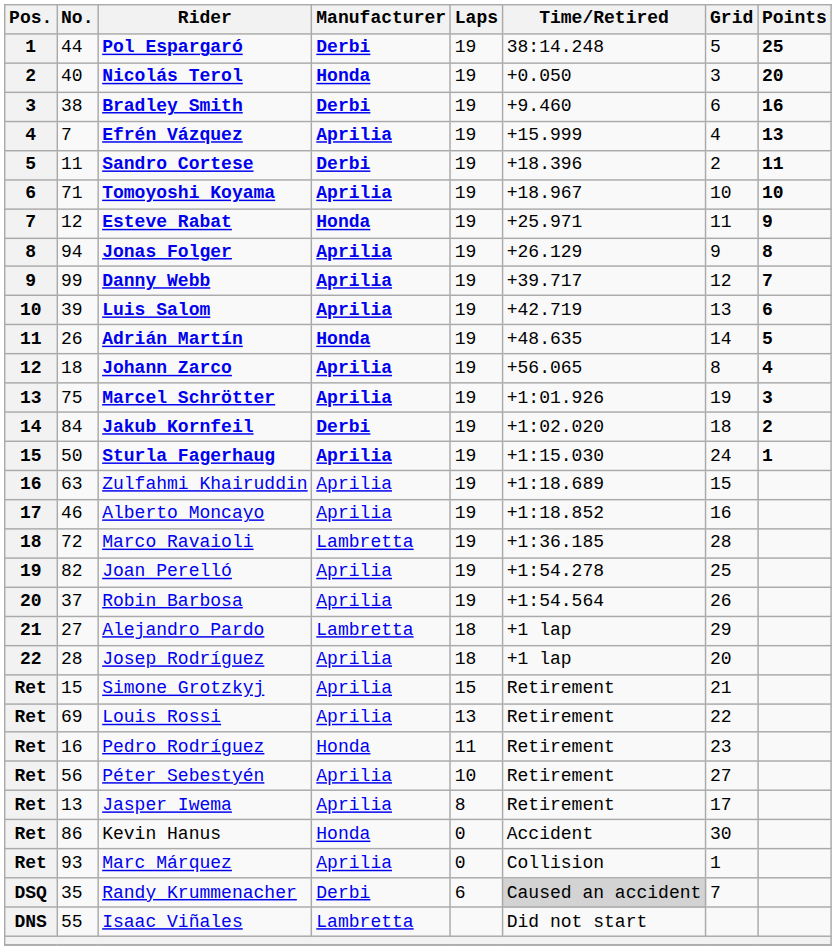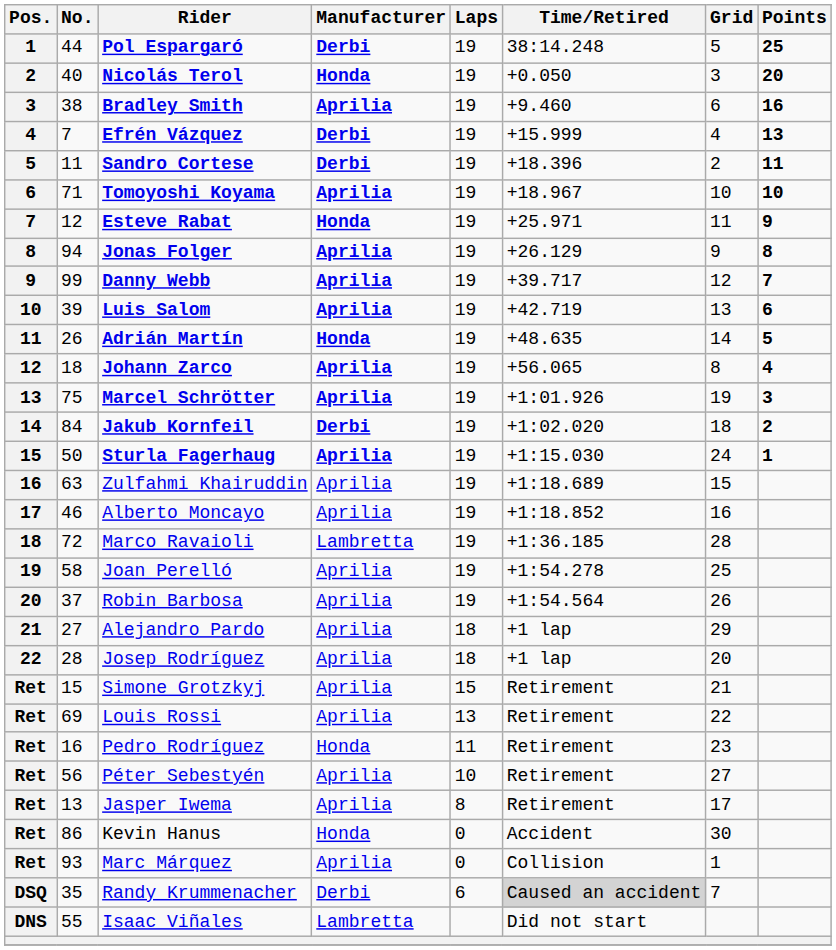(343, 107) Derbi -> (354, 107) Aprilia
(354, 136) Aprilia -> (343, 136) Derbi
(72, 573) 82 -> (72, 573) 58
(365, 631) Lambretta -> (354, 631) Aprilia
